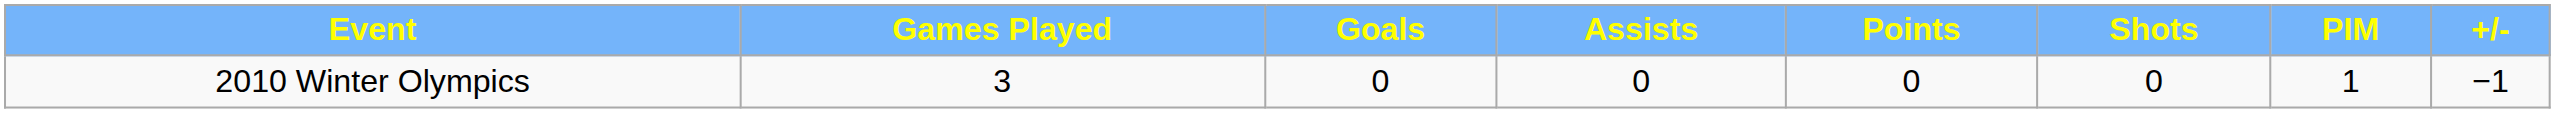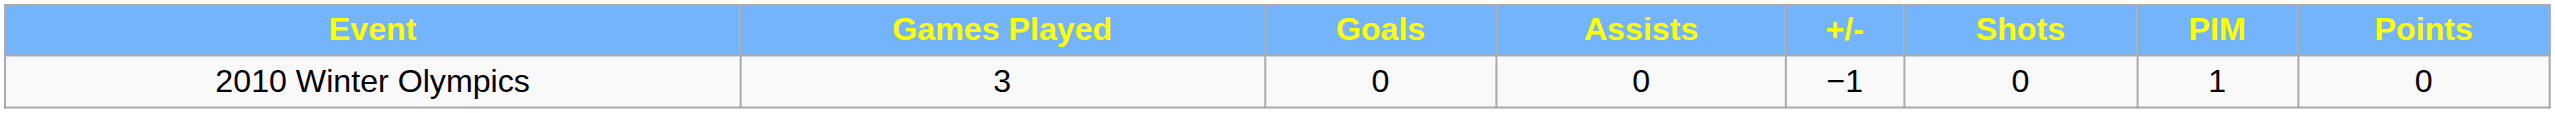columns swapped: (1912, 30) <-> (2491, 30)
